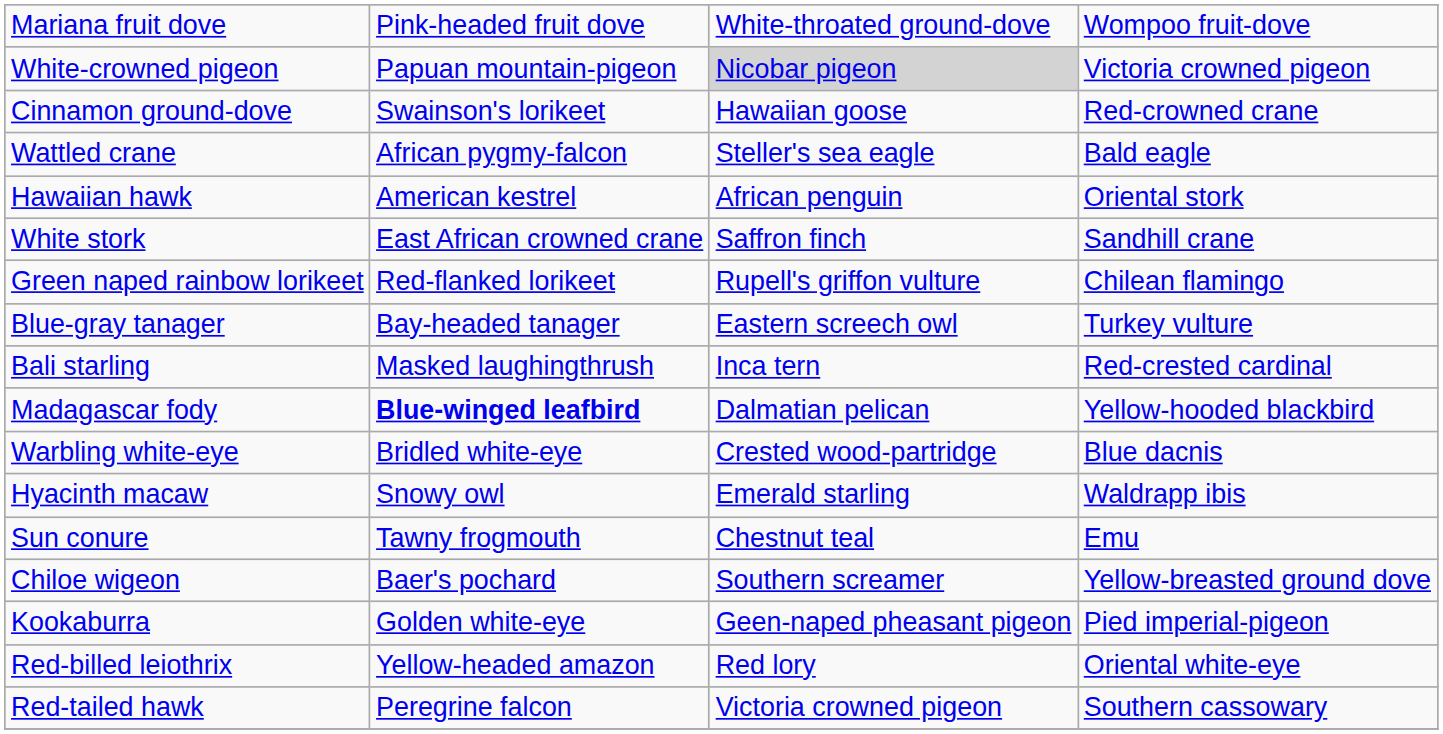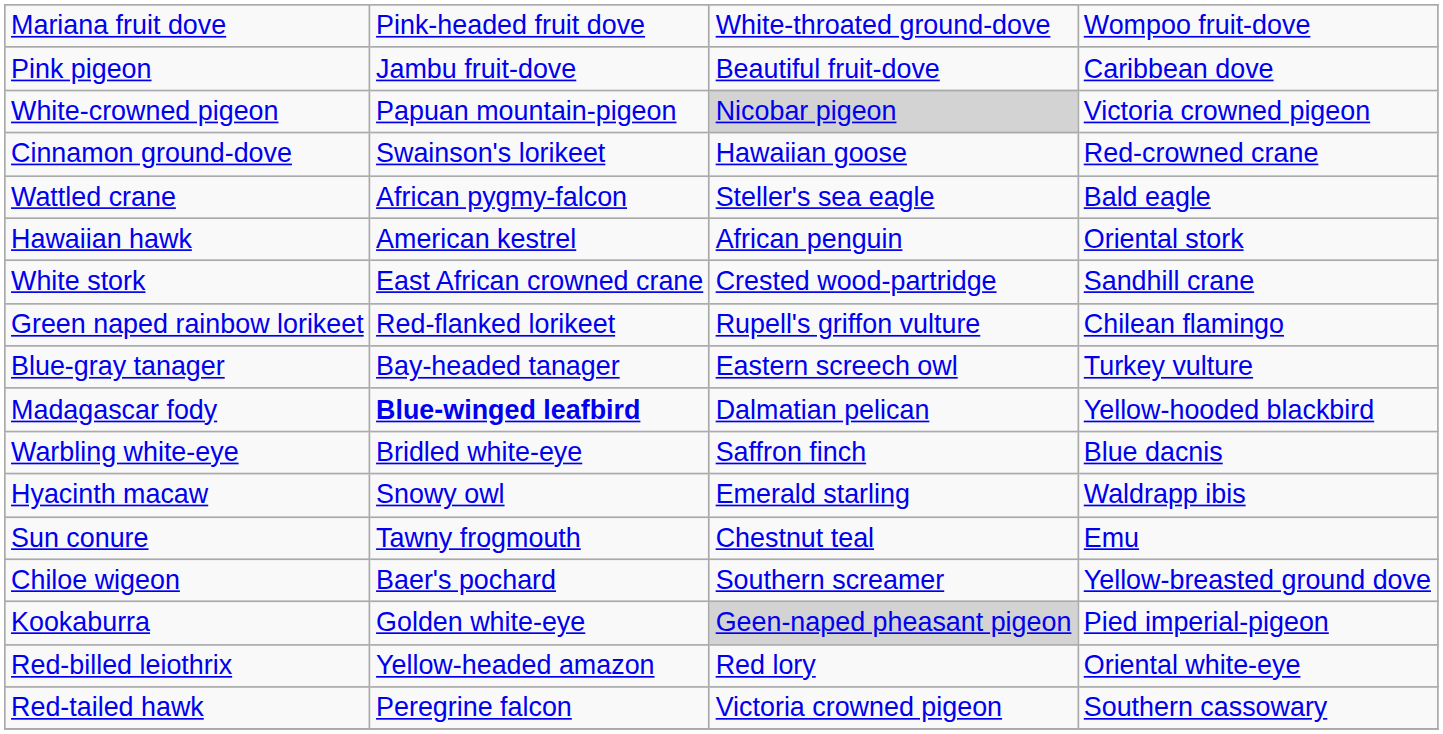+ row: (81, 68)
(791, 238) Saffron finch -> (856, 281) Crested wood-partridge
- row: (81, 366)
(856, 452) Crested wood-partridge -> (791, 452) Saffron finch
(894, 622) no background -> (894, 622) lightgrey background
